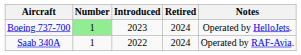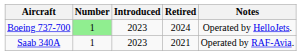(137, 43) 2022 -> (137, 43) 2023
(181, 43) 2024 -> (181, 43) 2021
